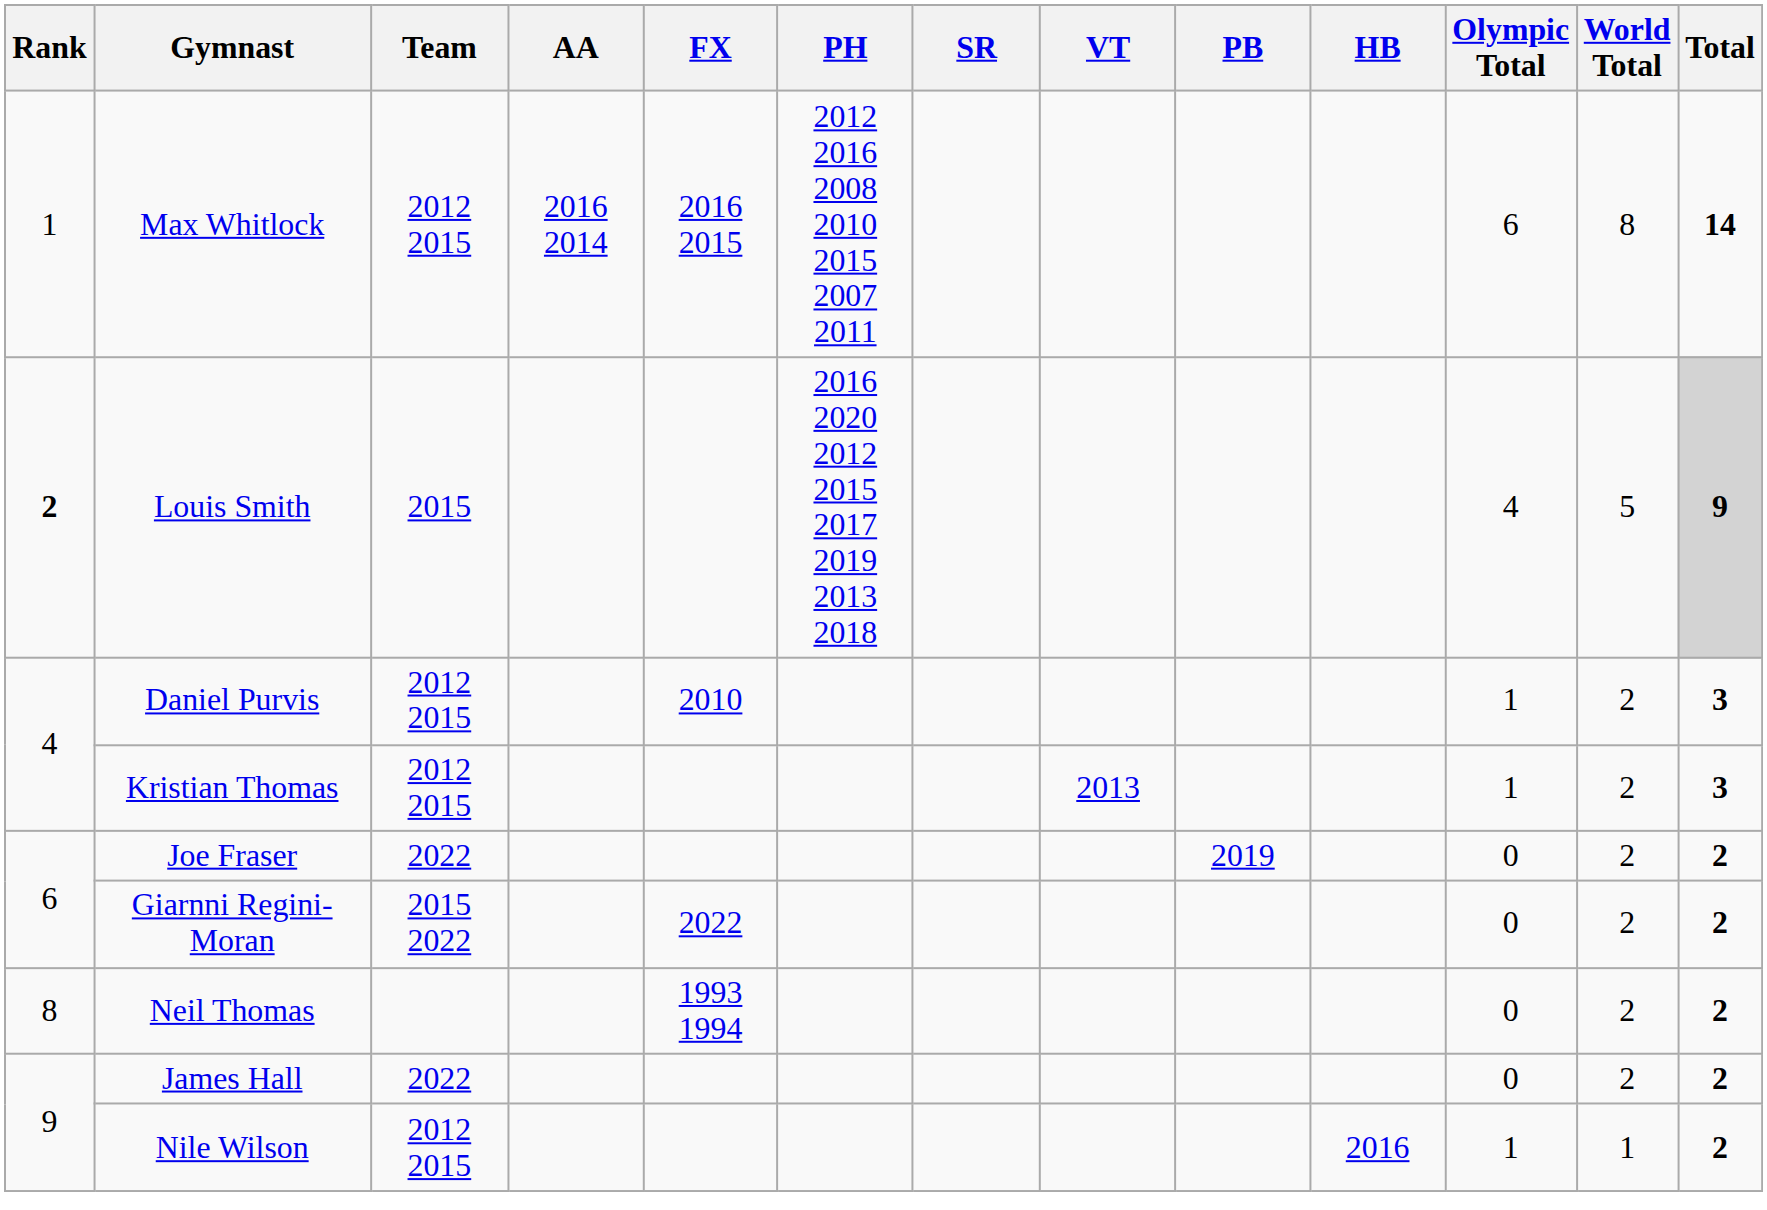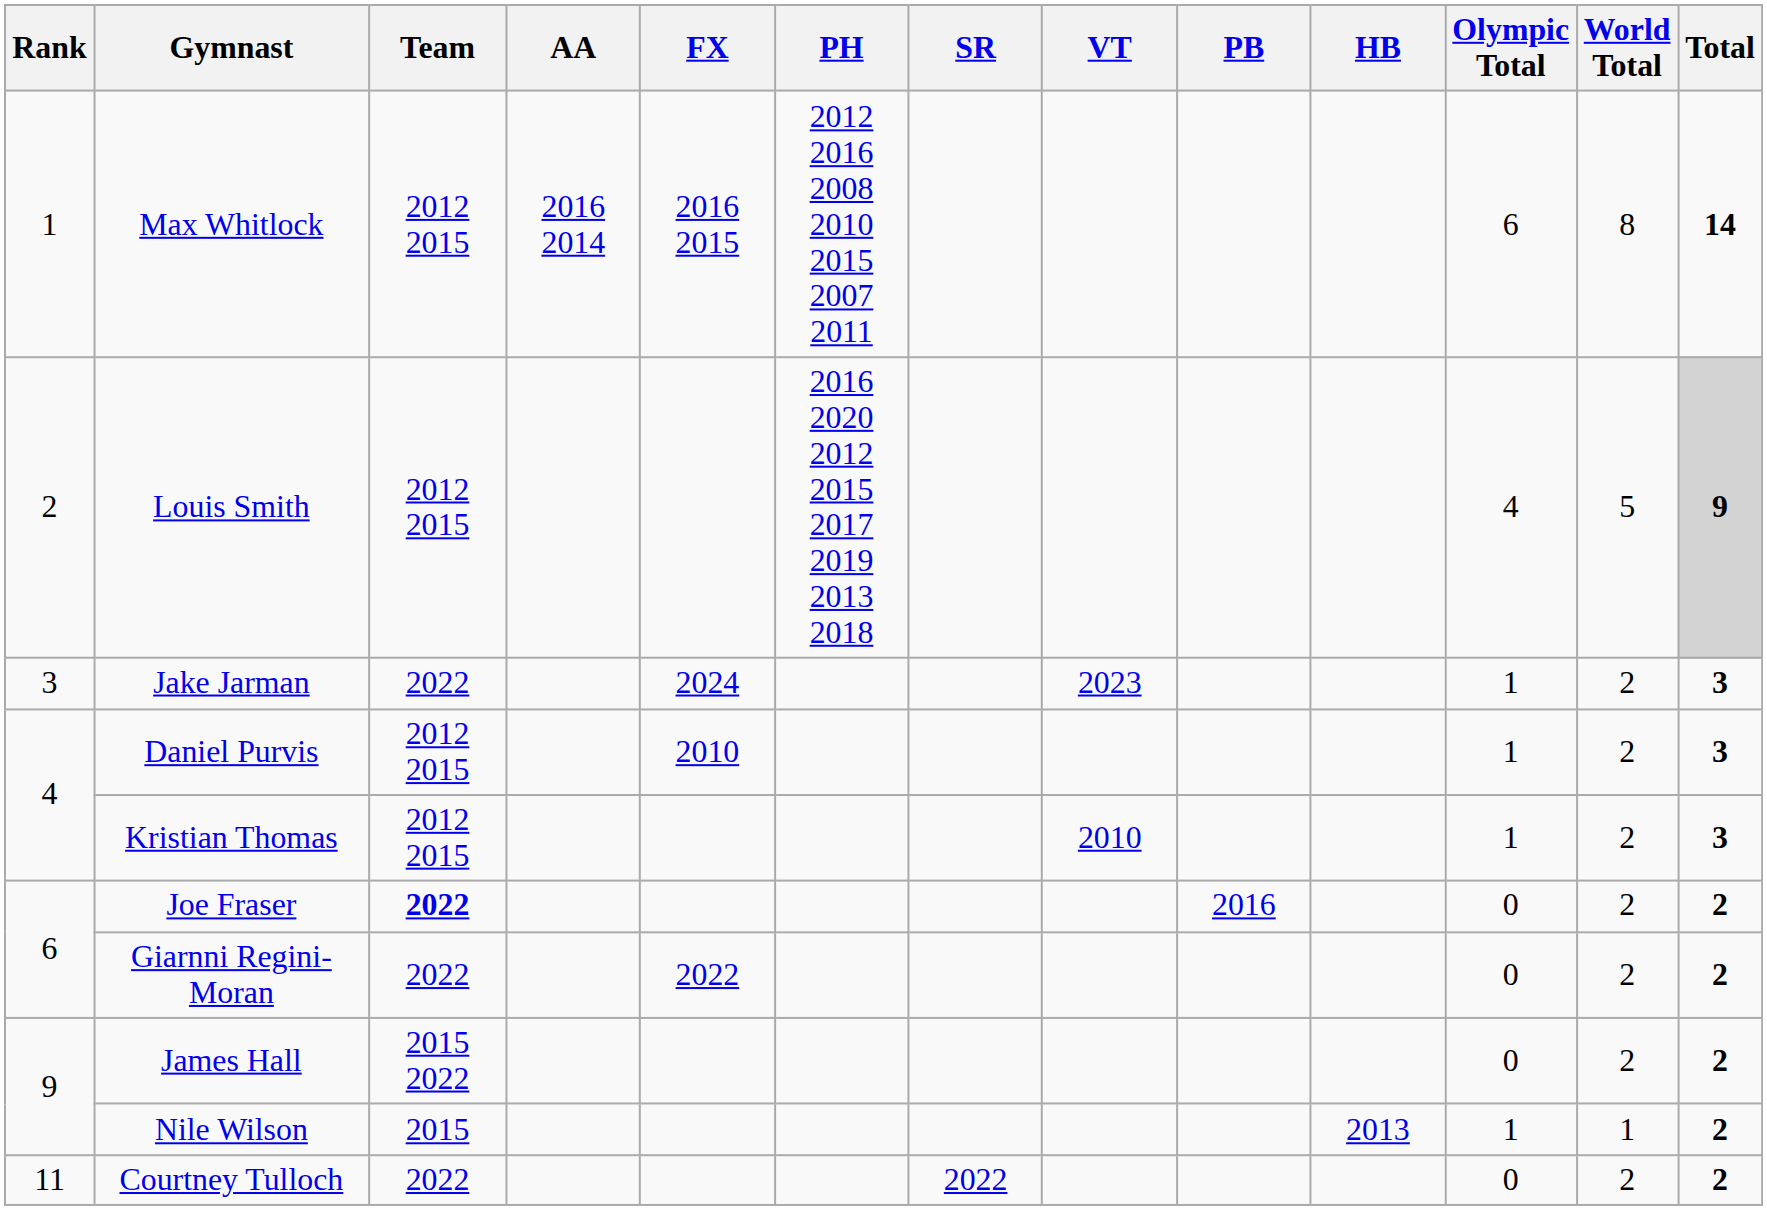(49, 506) bold -> (49, 506) normal
(439, 506) 2015 -> (438, 506) 2012 2015
+ row: (231, 682)
(1108, 786) 2013 -> (1110, 837) 2010
(439, 855) normal -> (438, 905) bold
(1243, 855) 2019 -> (1244, 905) 2016
(439, 923) 2015 2022 -> (438, 974) 2022
- row: (232, 1010)
(439, 1078) 2022 -> (438, 1060) 2015 2022
(439, 1146) 2012 2015 -> (438, 1128) 2015
(1378, 1146) 2016 -> (1378, 1128) 2013
+ row: (231, 1179)
